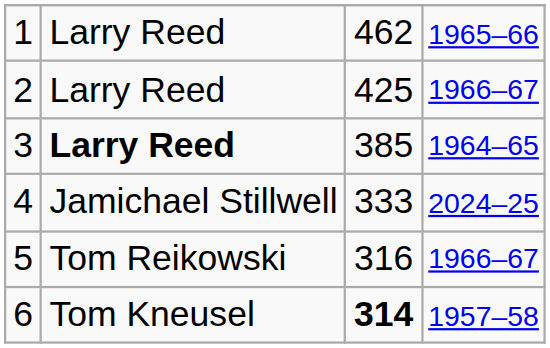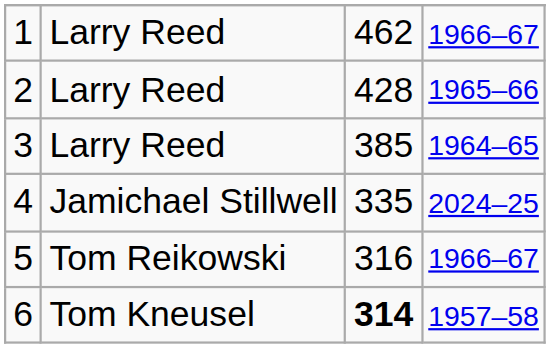(484, 33) 1965–66 -> (484, 33) 1966–67
(384, 88) 425 -> (384, 88) 428
(484, 90) 1966–67 -> (484, 90) 1965–66
(142, 145) bold -> (137, 145) normal
(384, 201) 333 -> (384, 201) 335
